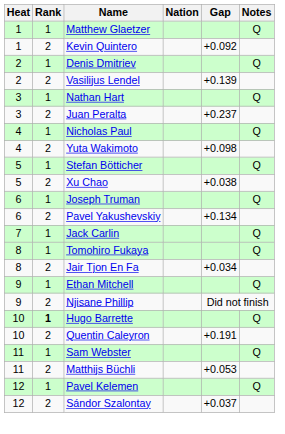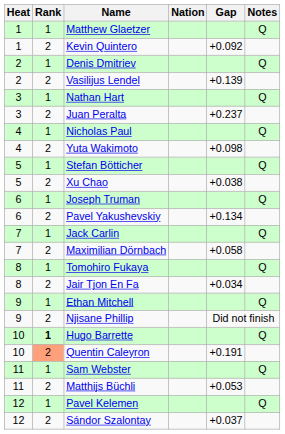+ row: (116, 251)
(48, 336) no background -> (48, 353) lightsalmon background
